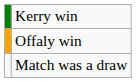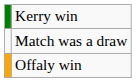rows swapped: (48, 41) <-> (71, 65)
